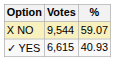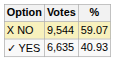(61, 47) 6,615 -> (61, 47) 6,635
